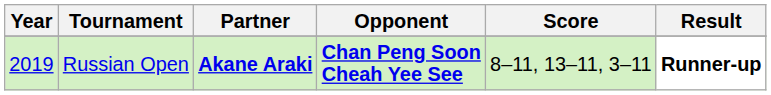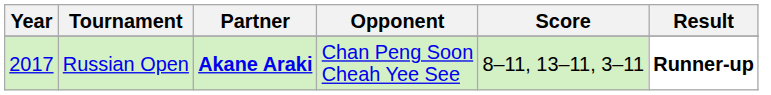(31, 63) 2019 -> (31, 63) 2017
(401, 63) bold -> (397, 63) normal
